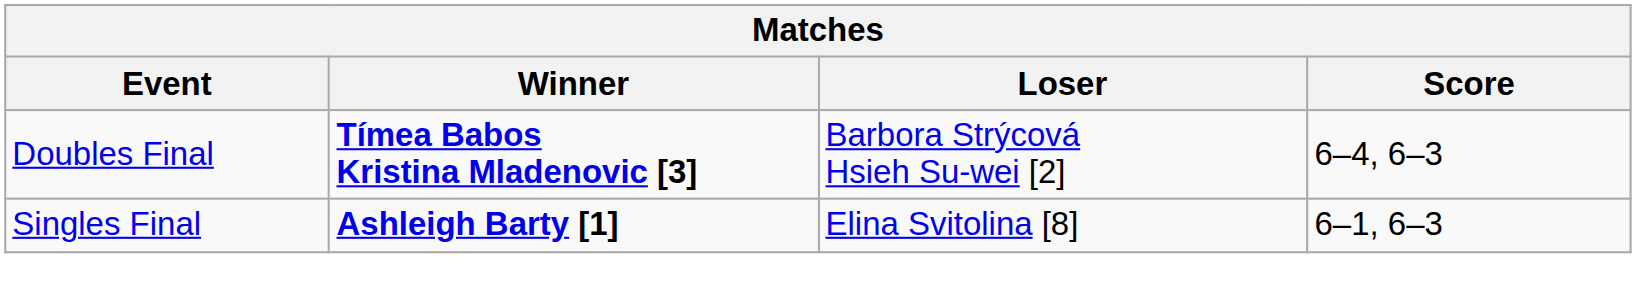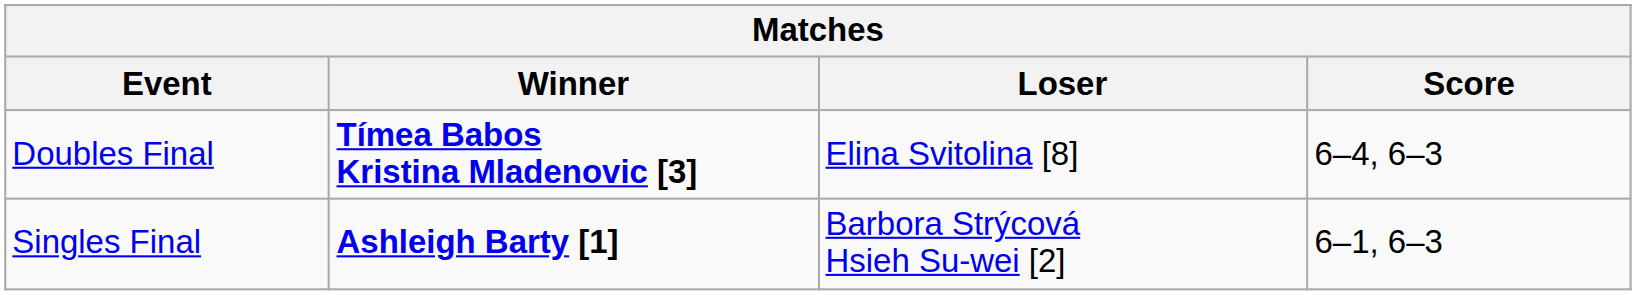(953, 153) Barbora Strýcová Hsieh Su-wei [2] -> (952, 153) Elina Svitolina [8]
(952, 224) Elina Svitolina [8] -> (953, 243) Barbora Strýcová Hsieh Su-wei [2]
